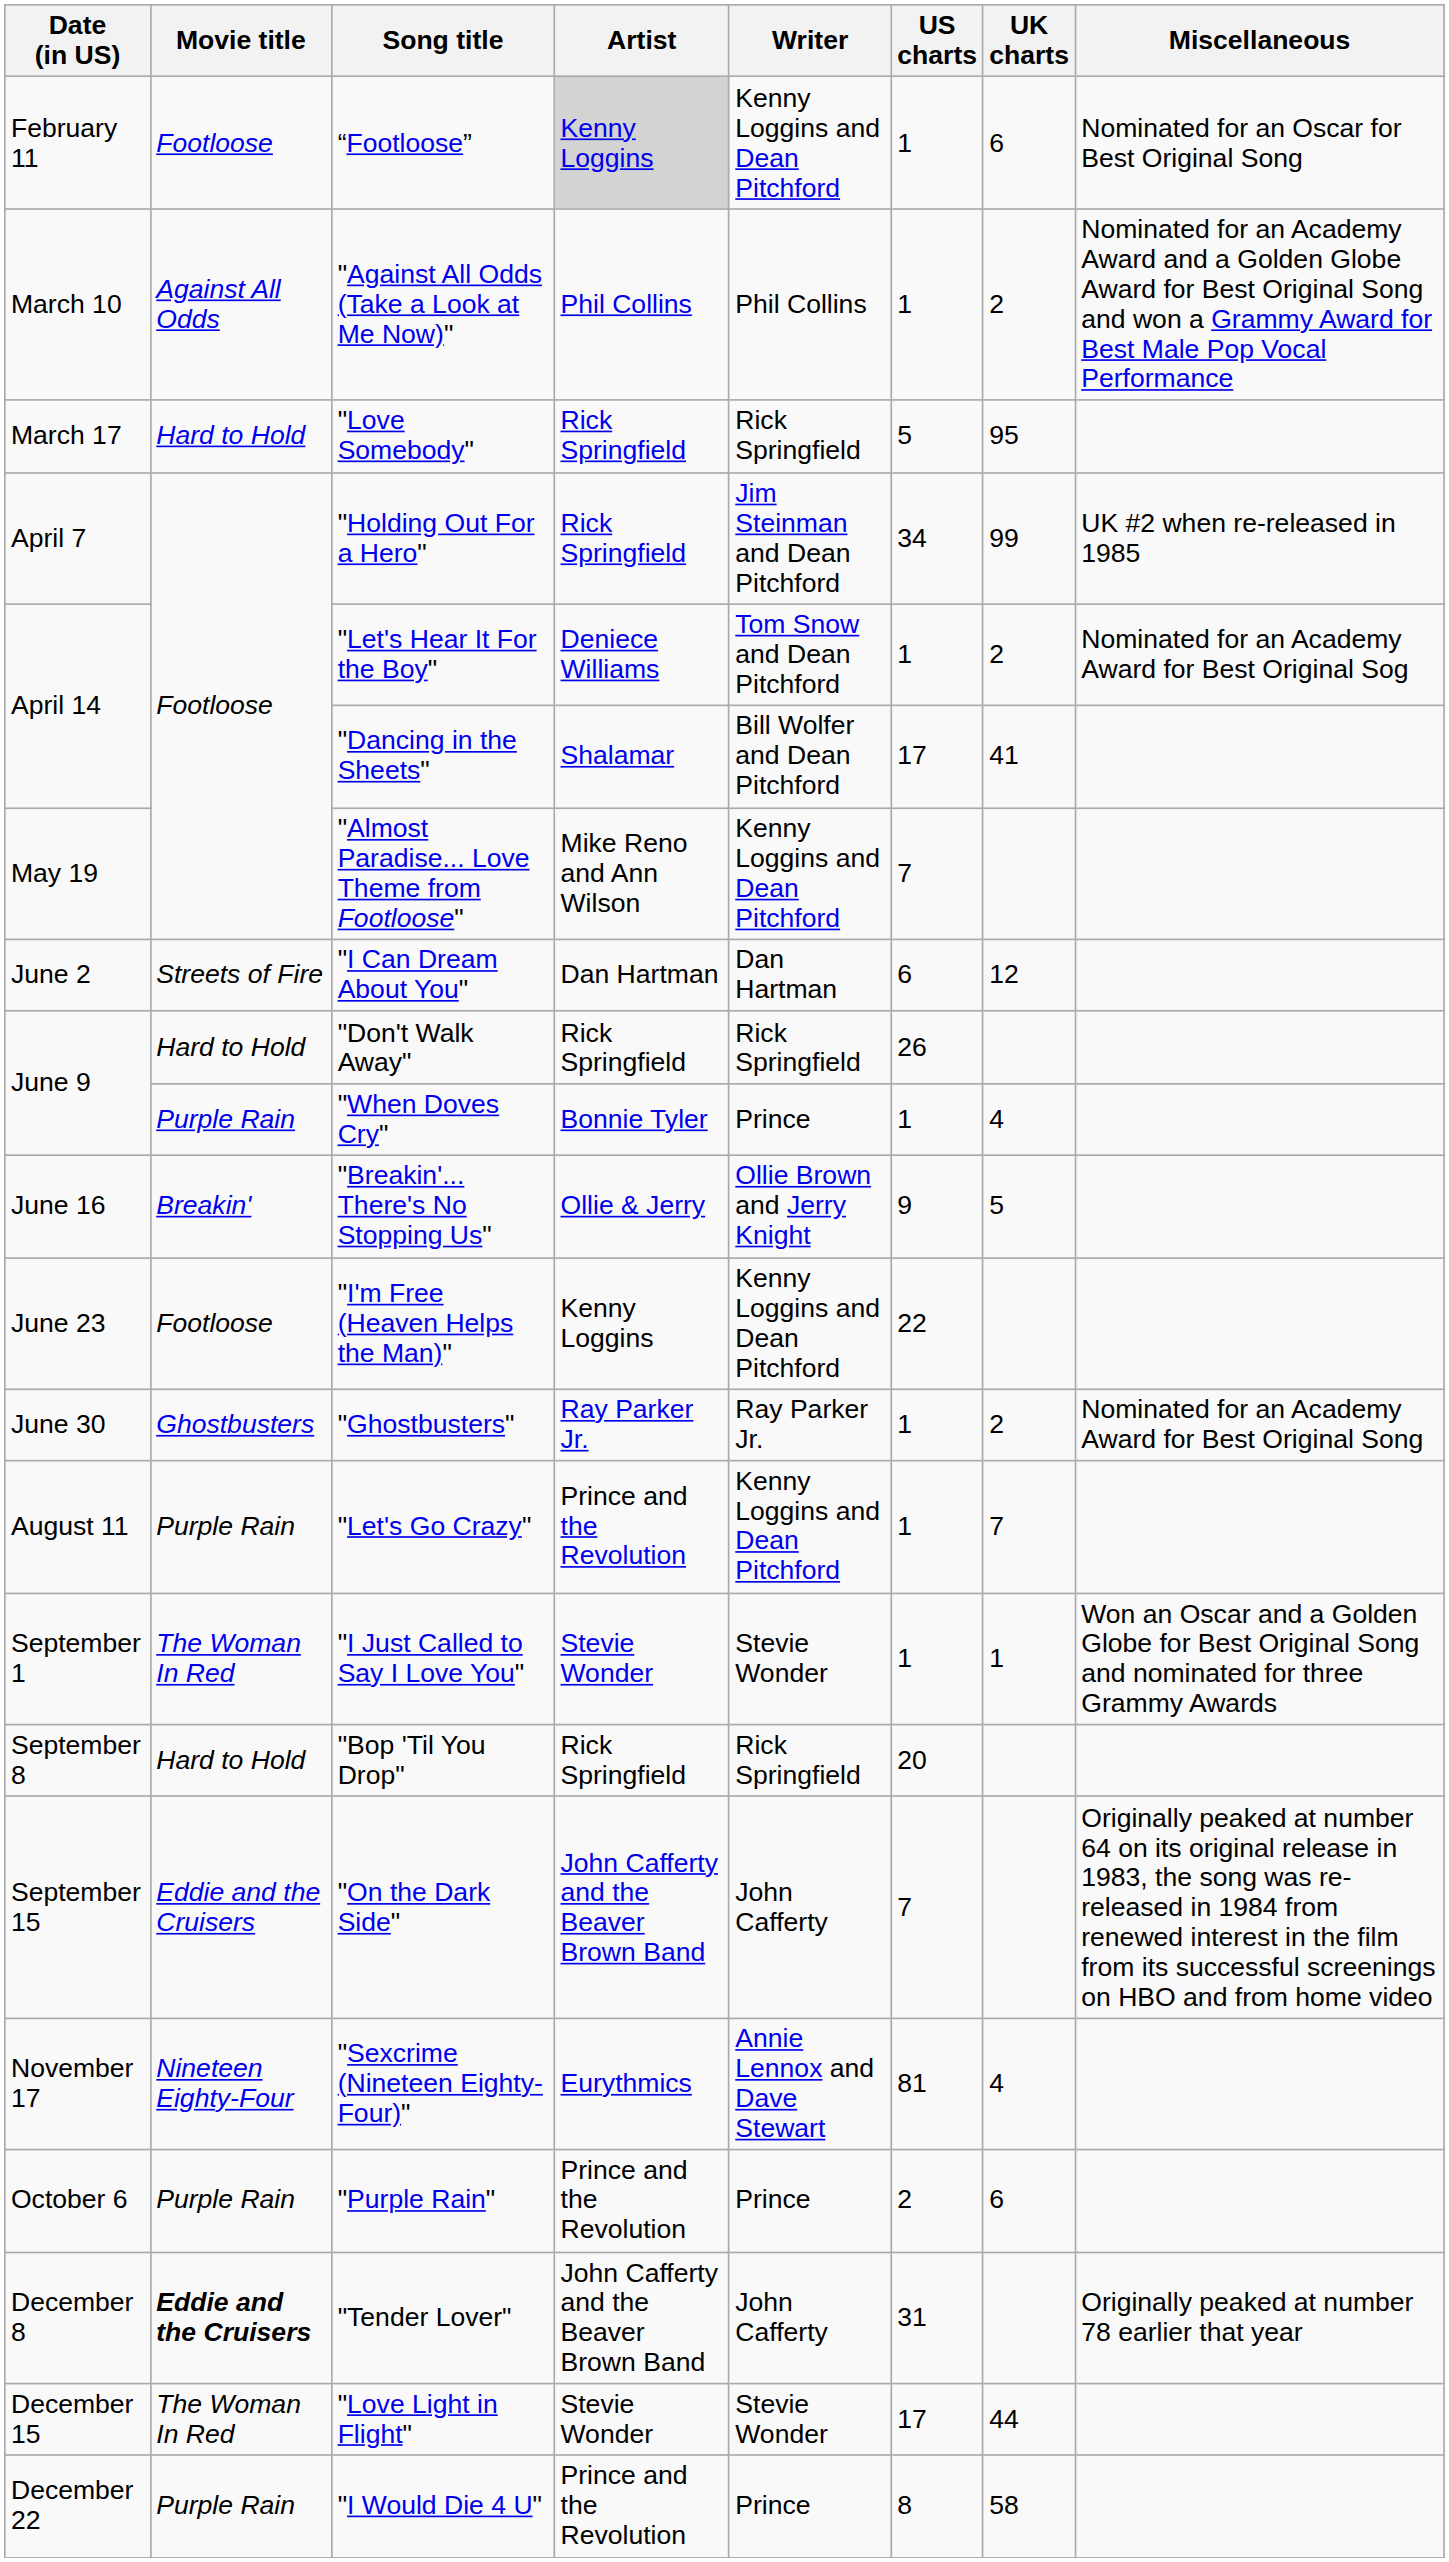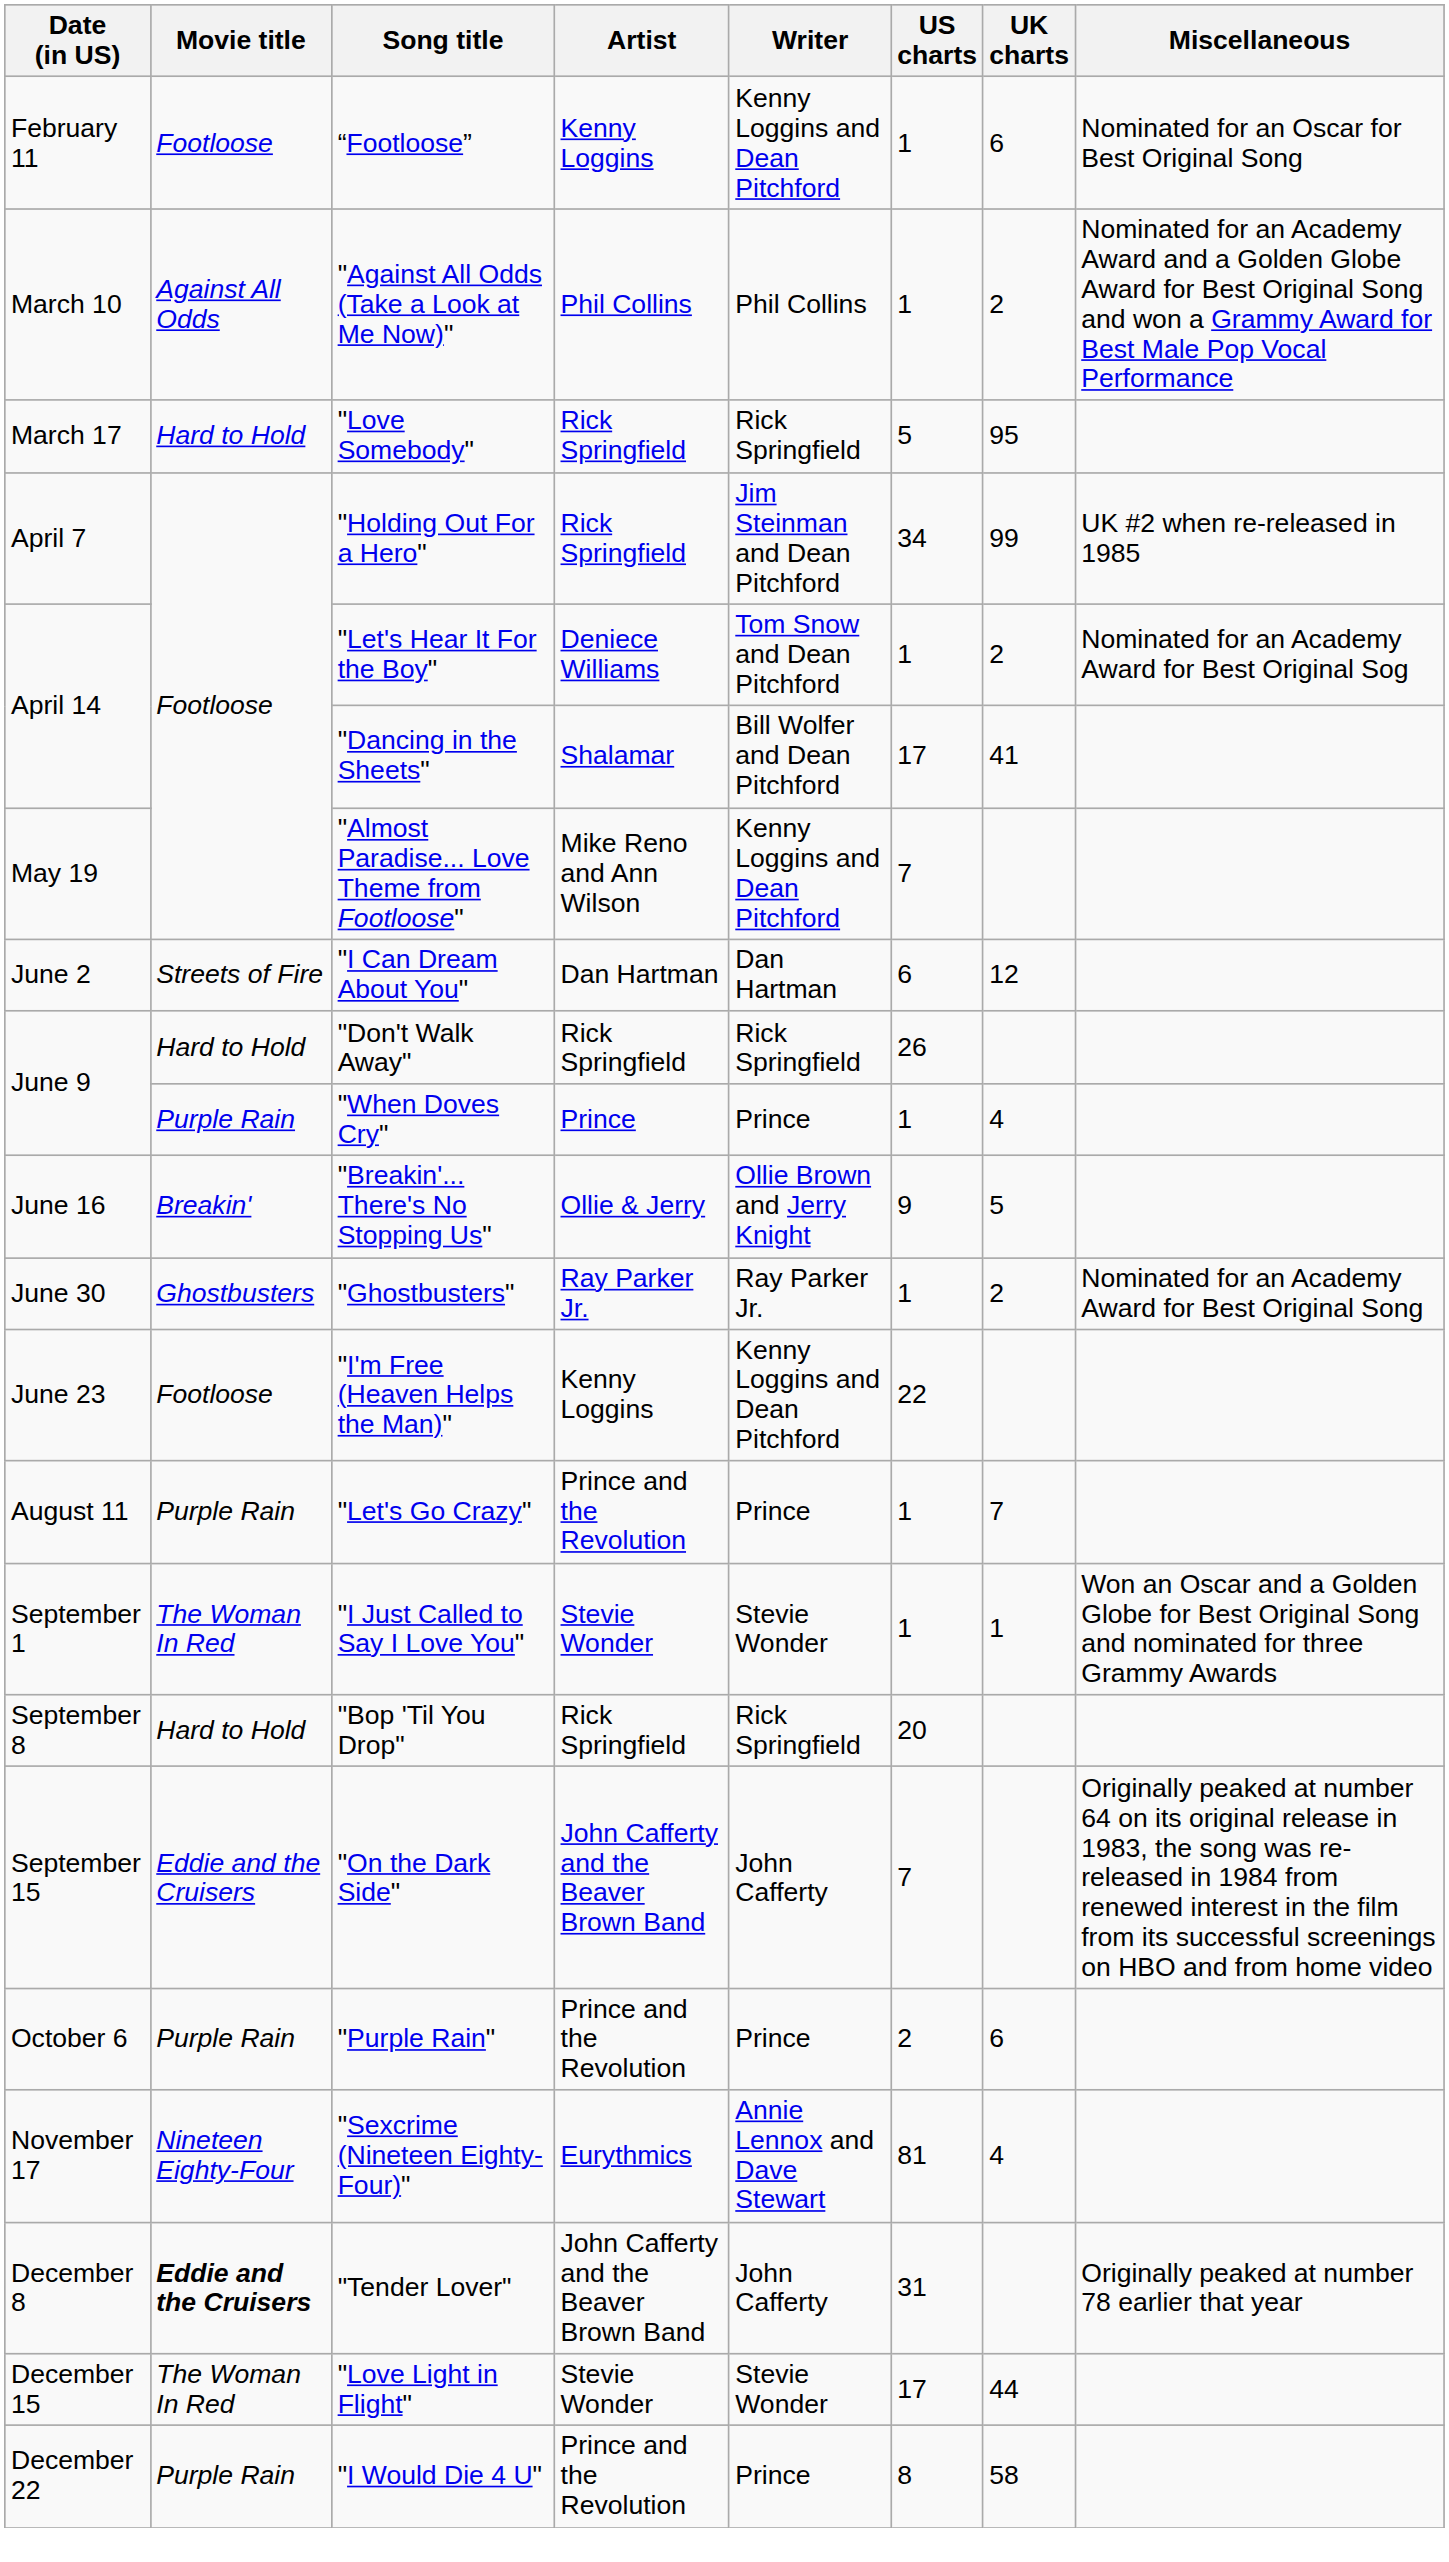(607, 142) lightgrey background -> (607, 142) no background
(634, 1119) Bonnie Tyler -> (598, 1119) Prince
rows swapped: (425, 1322) <-> (426, 1424)
(808, 1526) Kenny Loggins and Dean Pitchford -> (773, 1511) Prince
rows swapped: (416, 2200) <-> (440, 2083)
